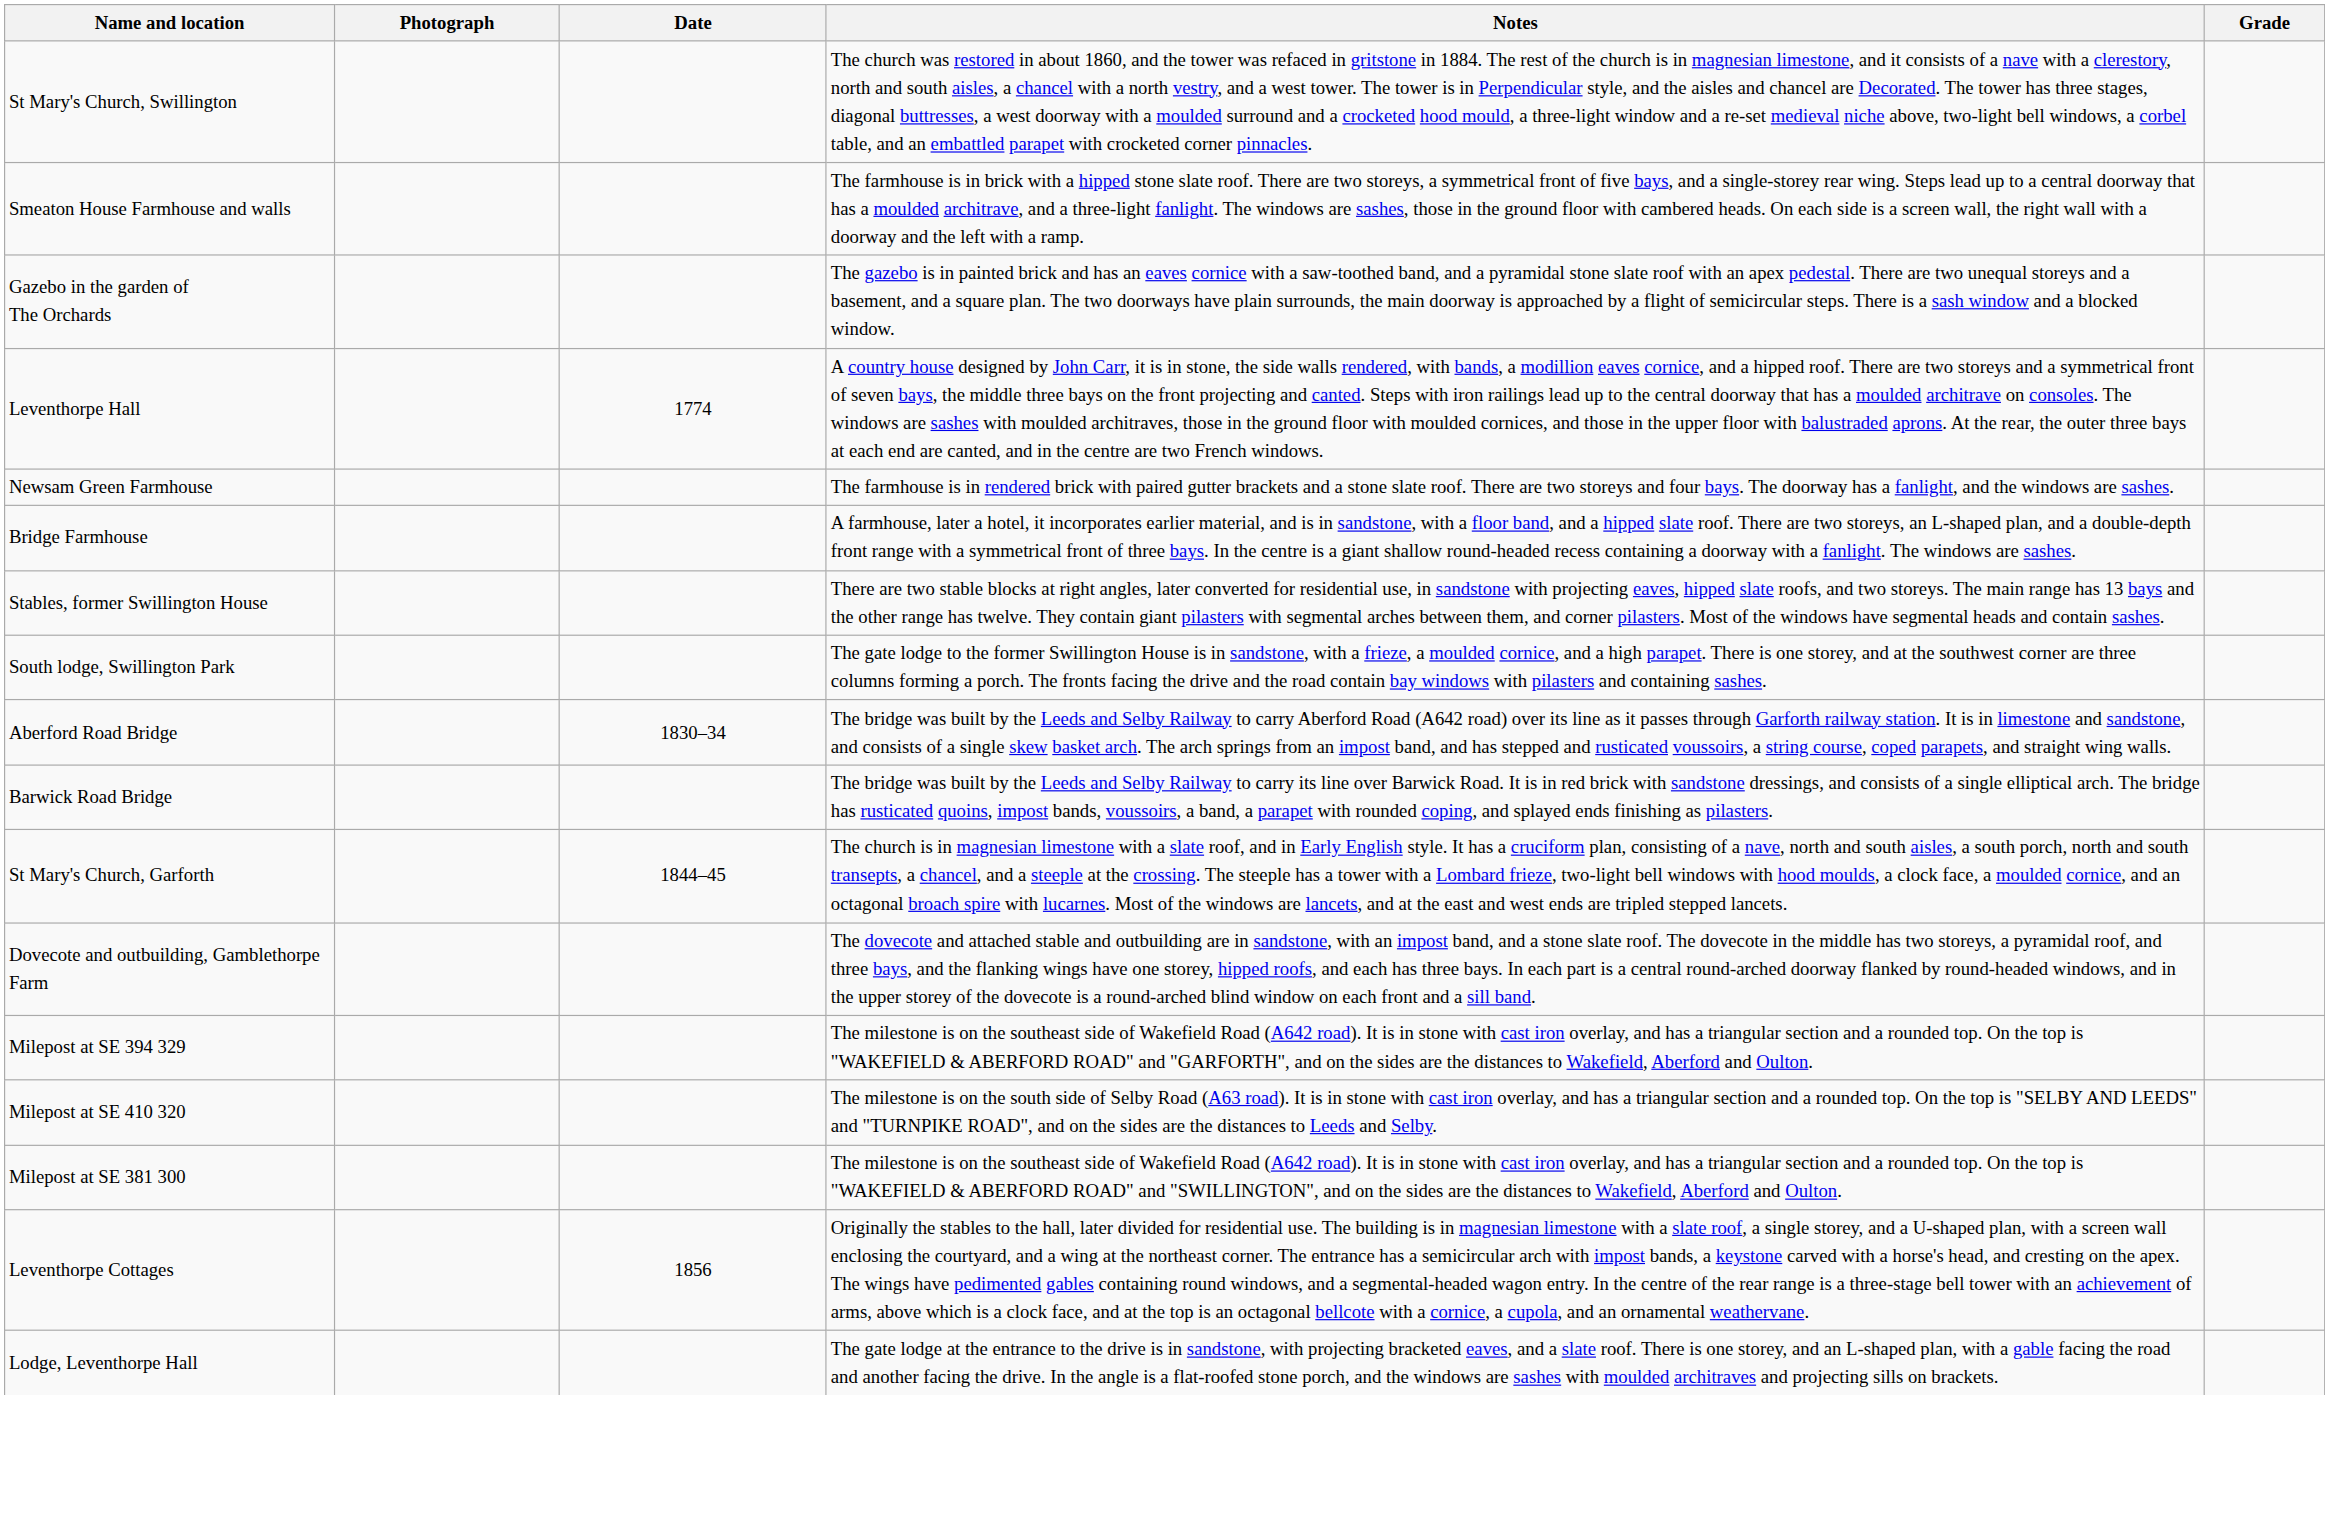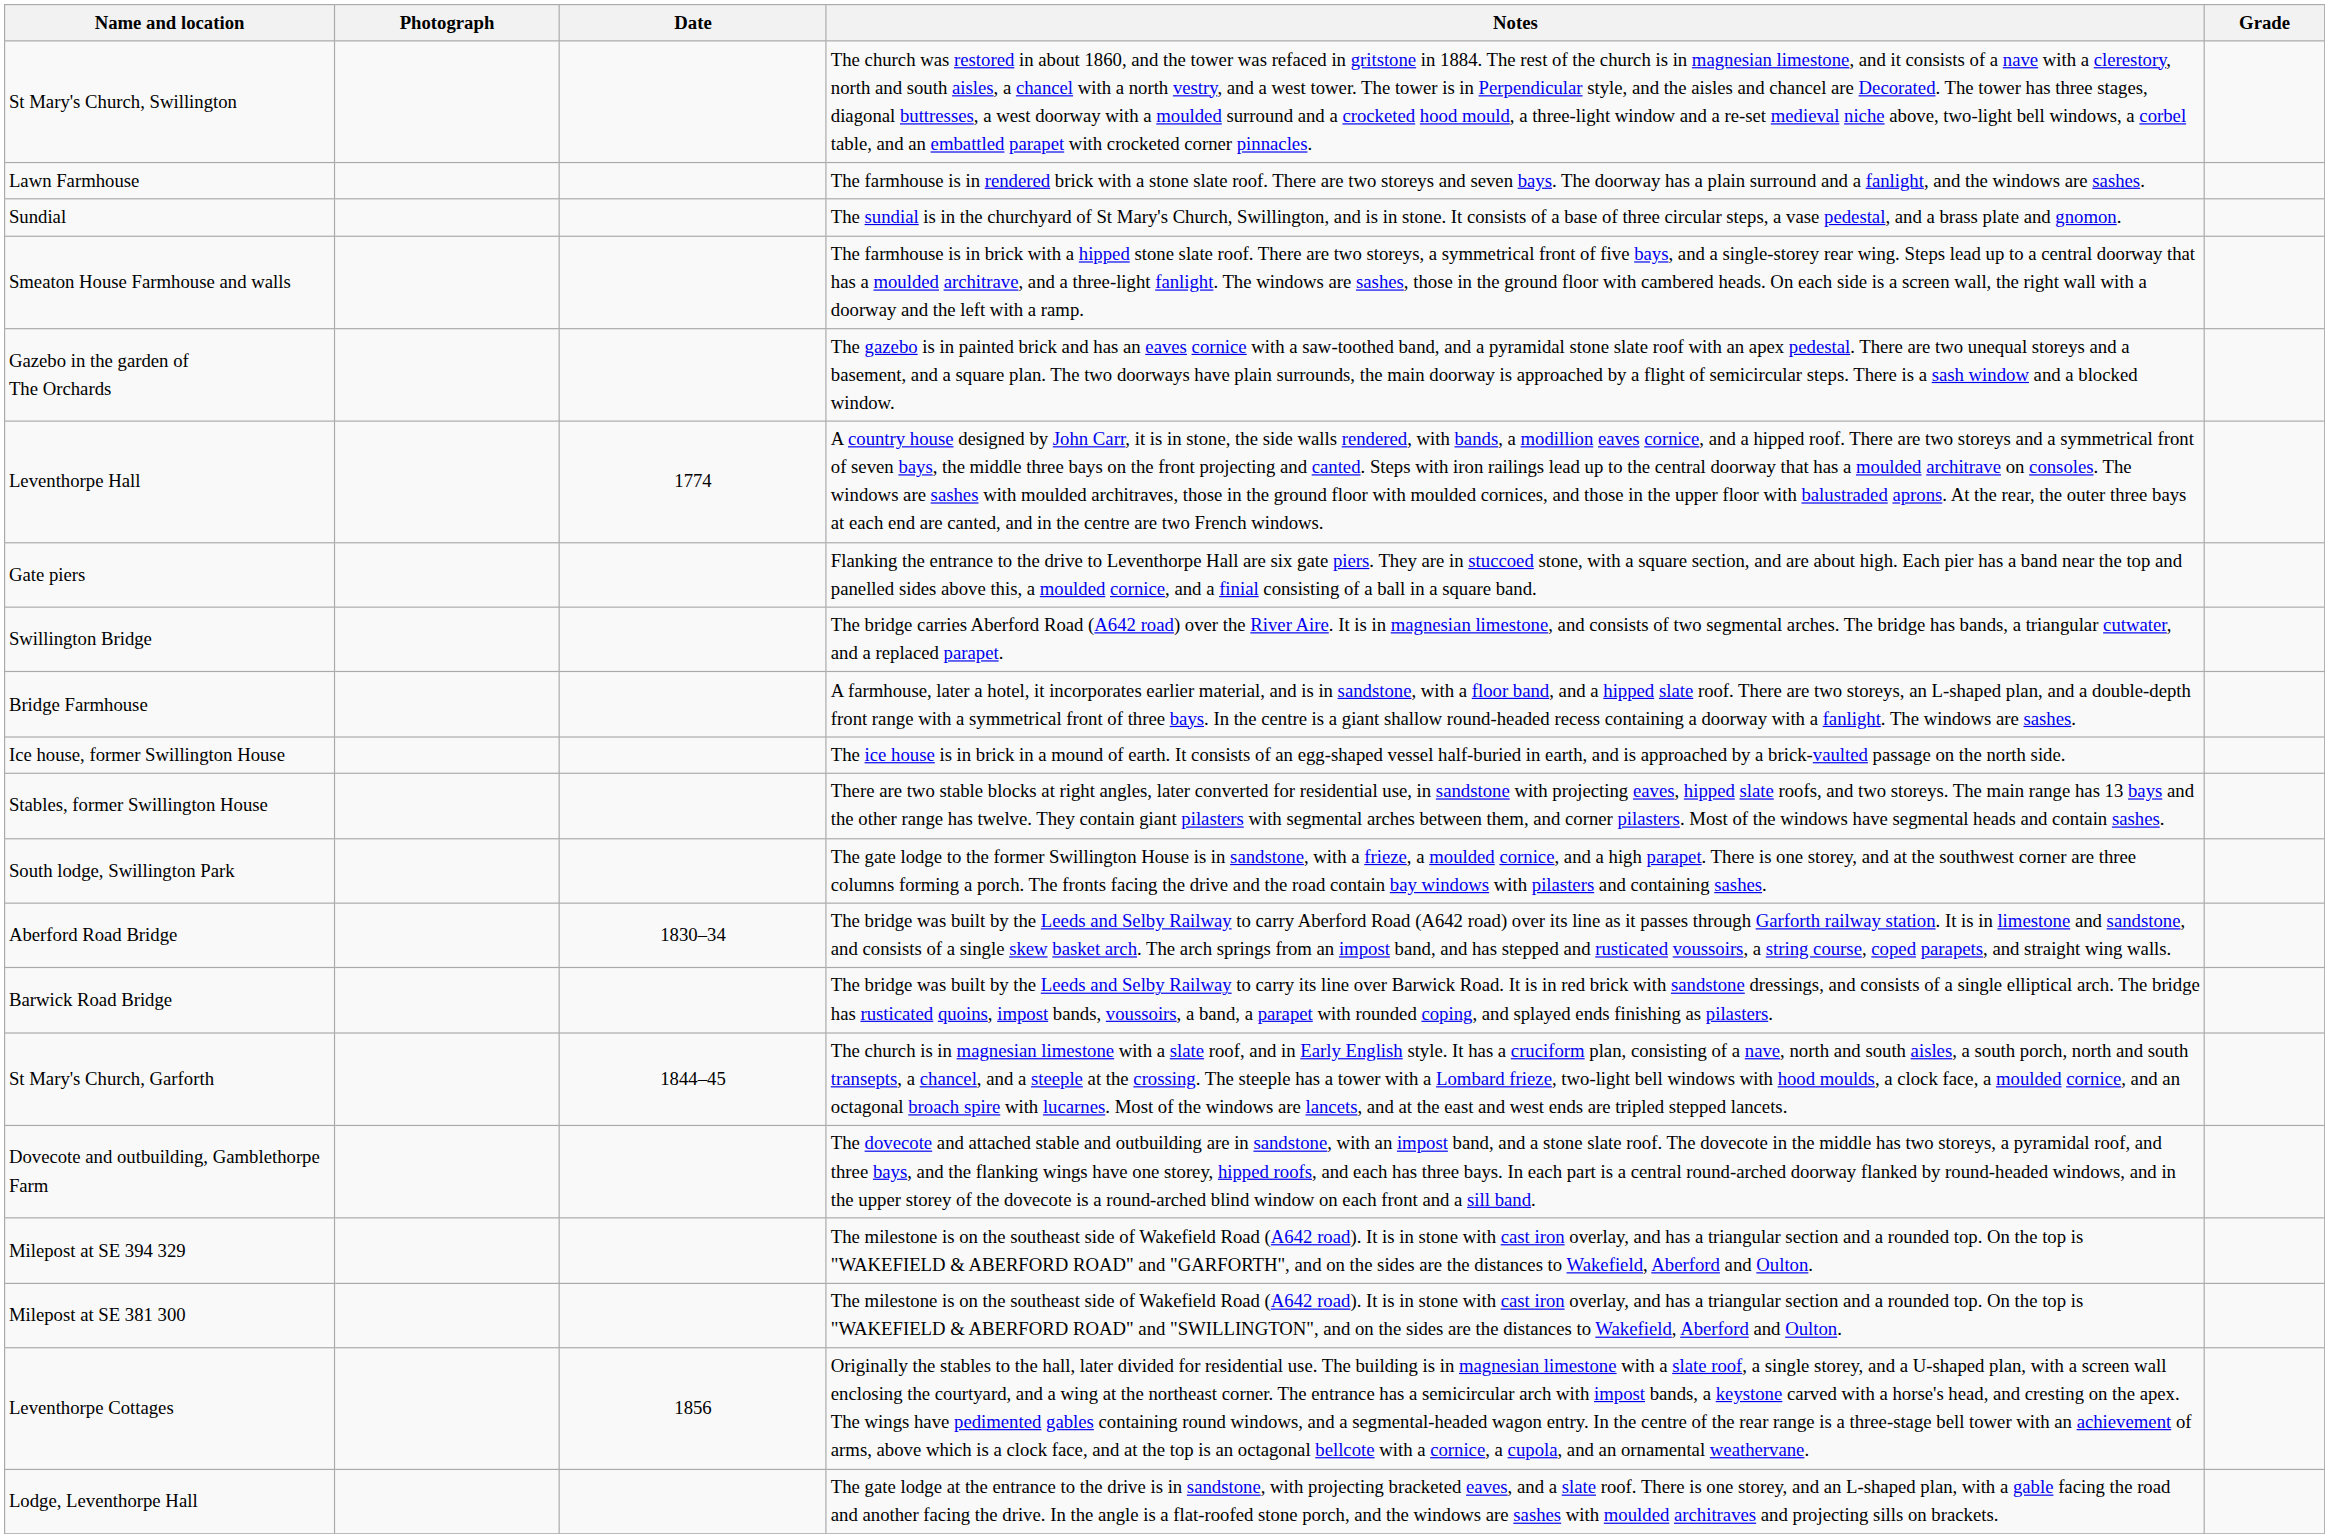+ row: (74, 180)
+ row: (38, 217)
+ row: (47, 574)
- row: (111, 487)
+ row: (80, 639)
+ row: (147, 754)
- row: (97, 1112)
